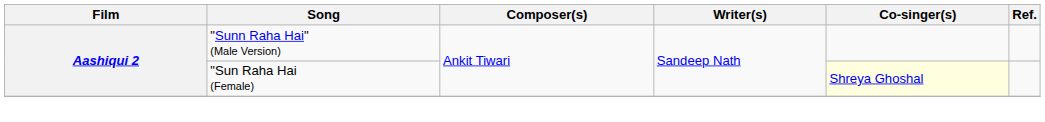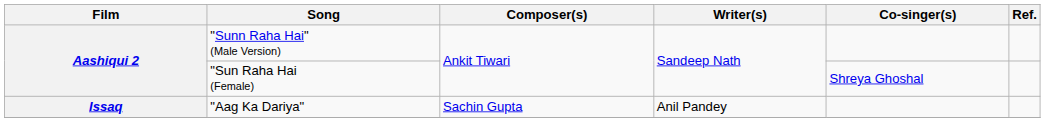(876, 78) lightyellow background -> (876, 78) no background
+ row: (257, 106)
